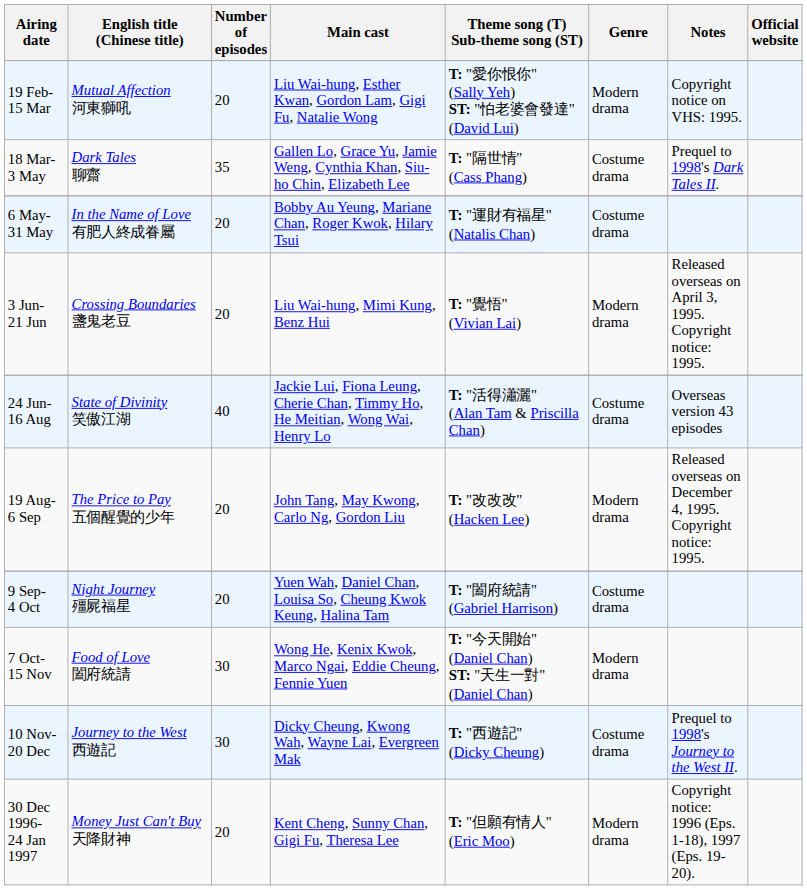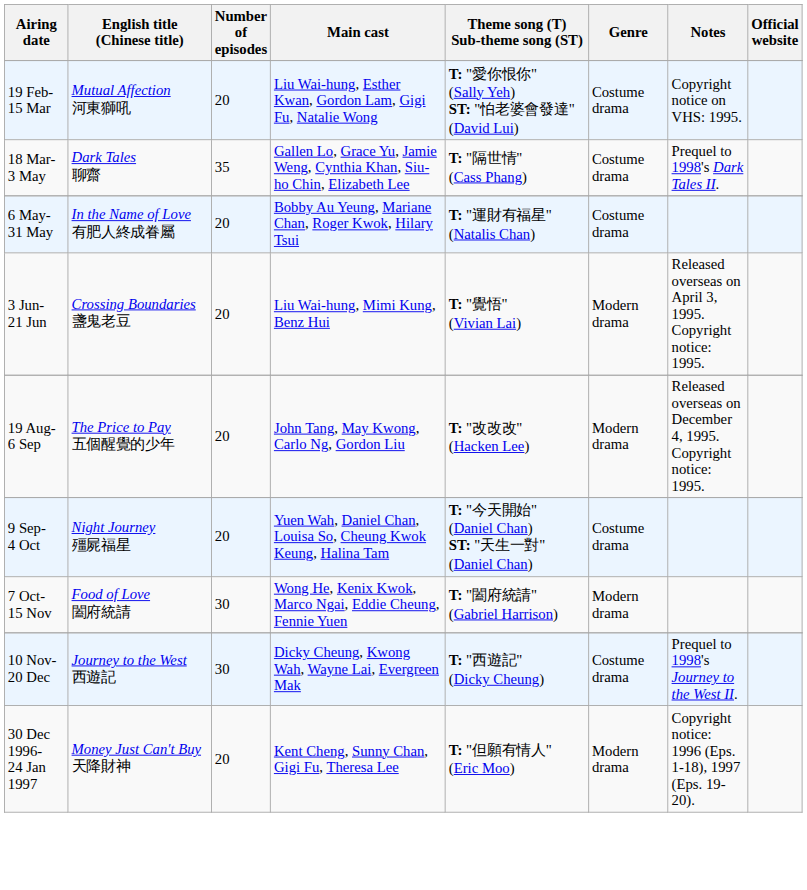(615, 100) Modern drama -> (618, 100) Costume drama
- row: (30, 411)
(503, 599) T: "闔府統請" (Gabriel Harrison) -> (497, 537) T: "今天開始" (Daniel Chan) ST: "天生一對" (Daniel Chan)
(497, 667) T: "今天開始" (Daniel Chan) ST: "天生一對" (Daniel Chan) -> (503, 605) T: "闔府統請" (Gabriel Harrison)
